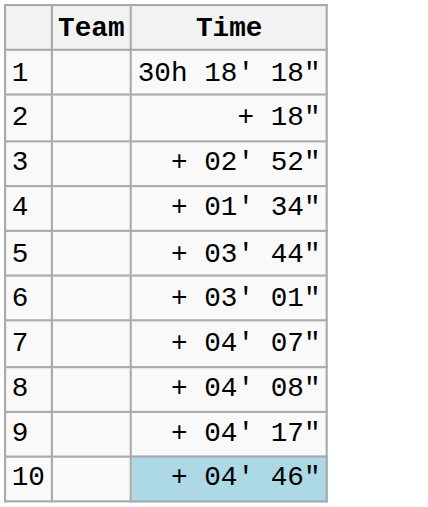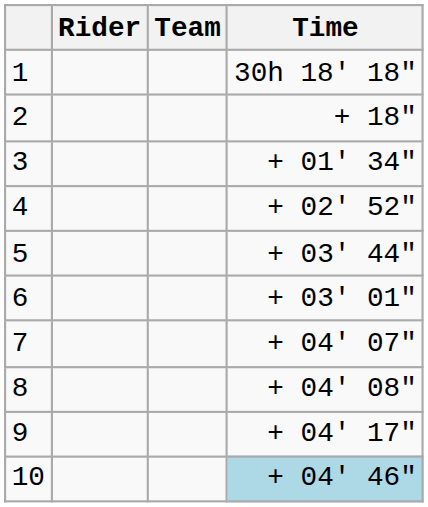+ column: (100, 28)
(246, 163) + 02' 52" -> (342, 163) + 01' 34"
(246, 208) + 01' 34" -> (342, 208) + 02' 52"
